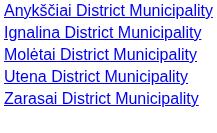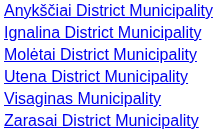+ row: (83, 98)
